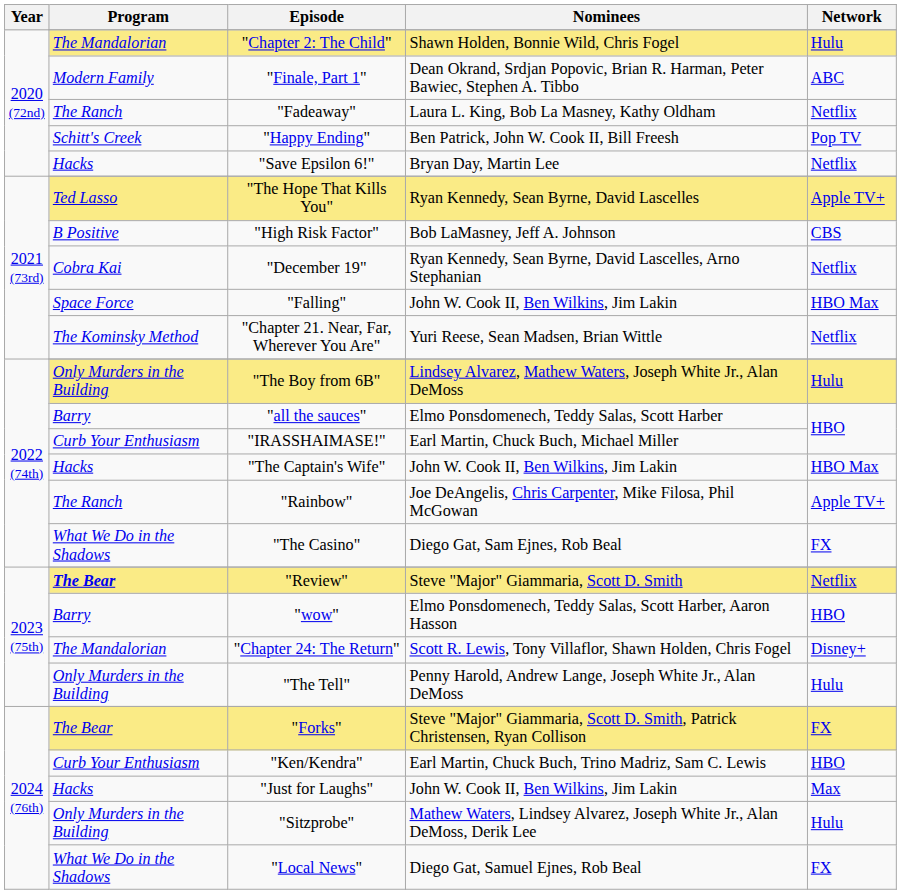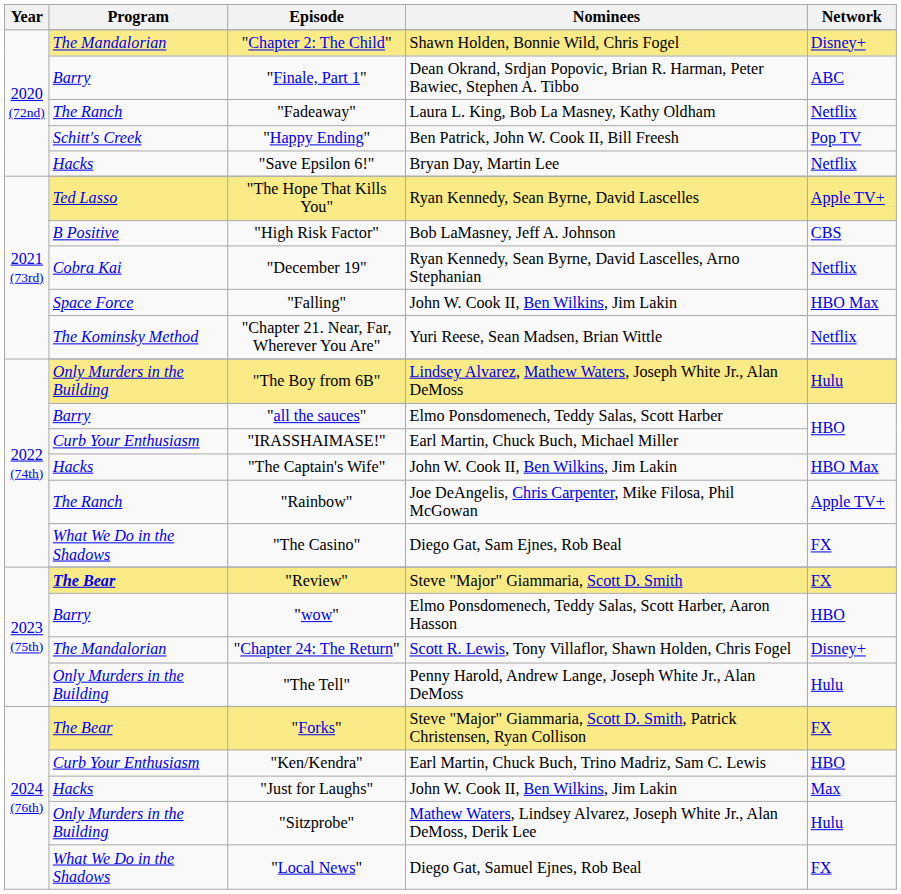(827, 42) Hulu -> (838, 42) Disney+
(103, 77) Modern Family -> (72, 77) Barry
(834, 580) Netflix -> (821, 580) FX
